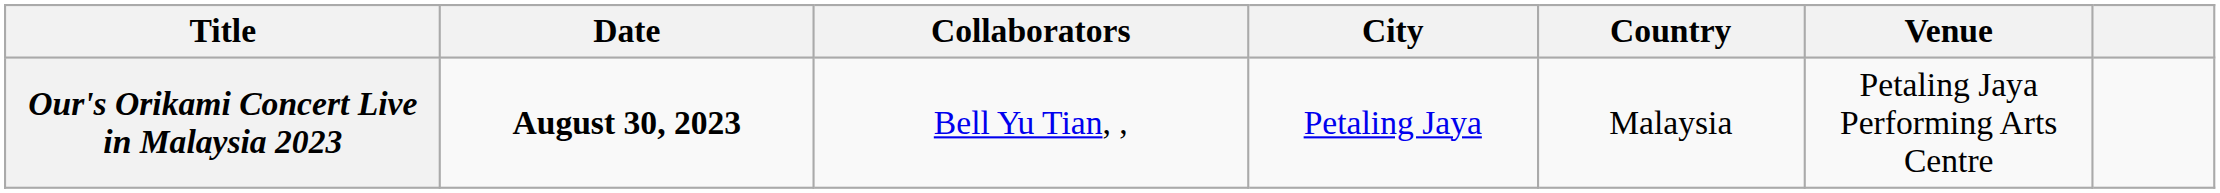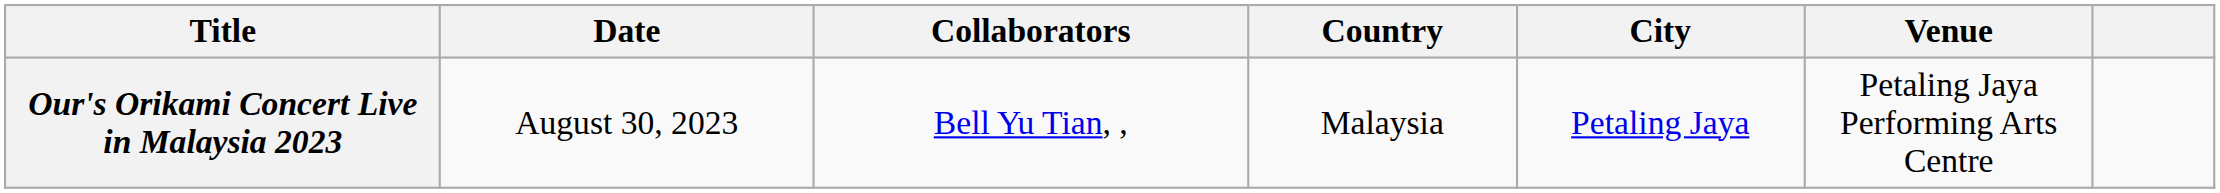columns swapped: (1393, 31) <-> (1671, 31)
(627, 122) bold -> (627, 122) normal
